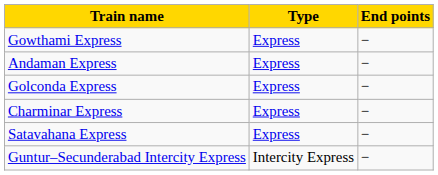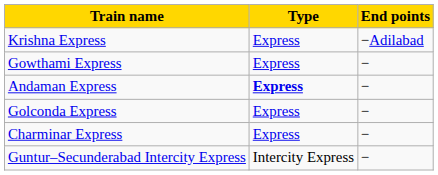+ row: (57, 39)
(276, 63) normal -> (278, 87) bold
- row: (67, 134)
